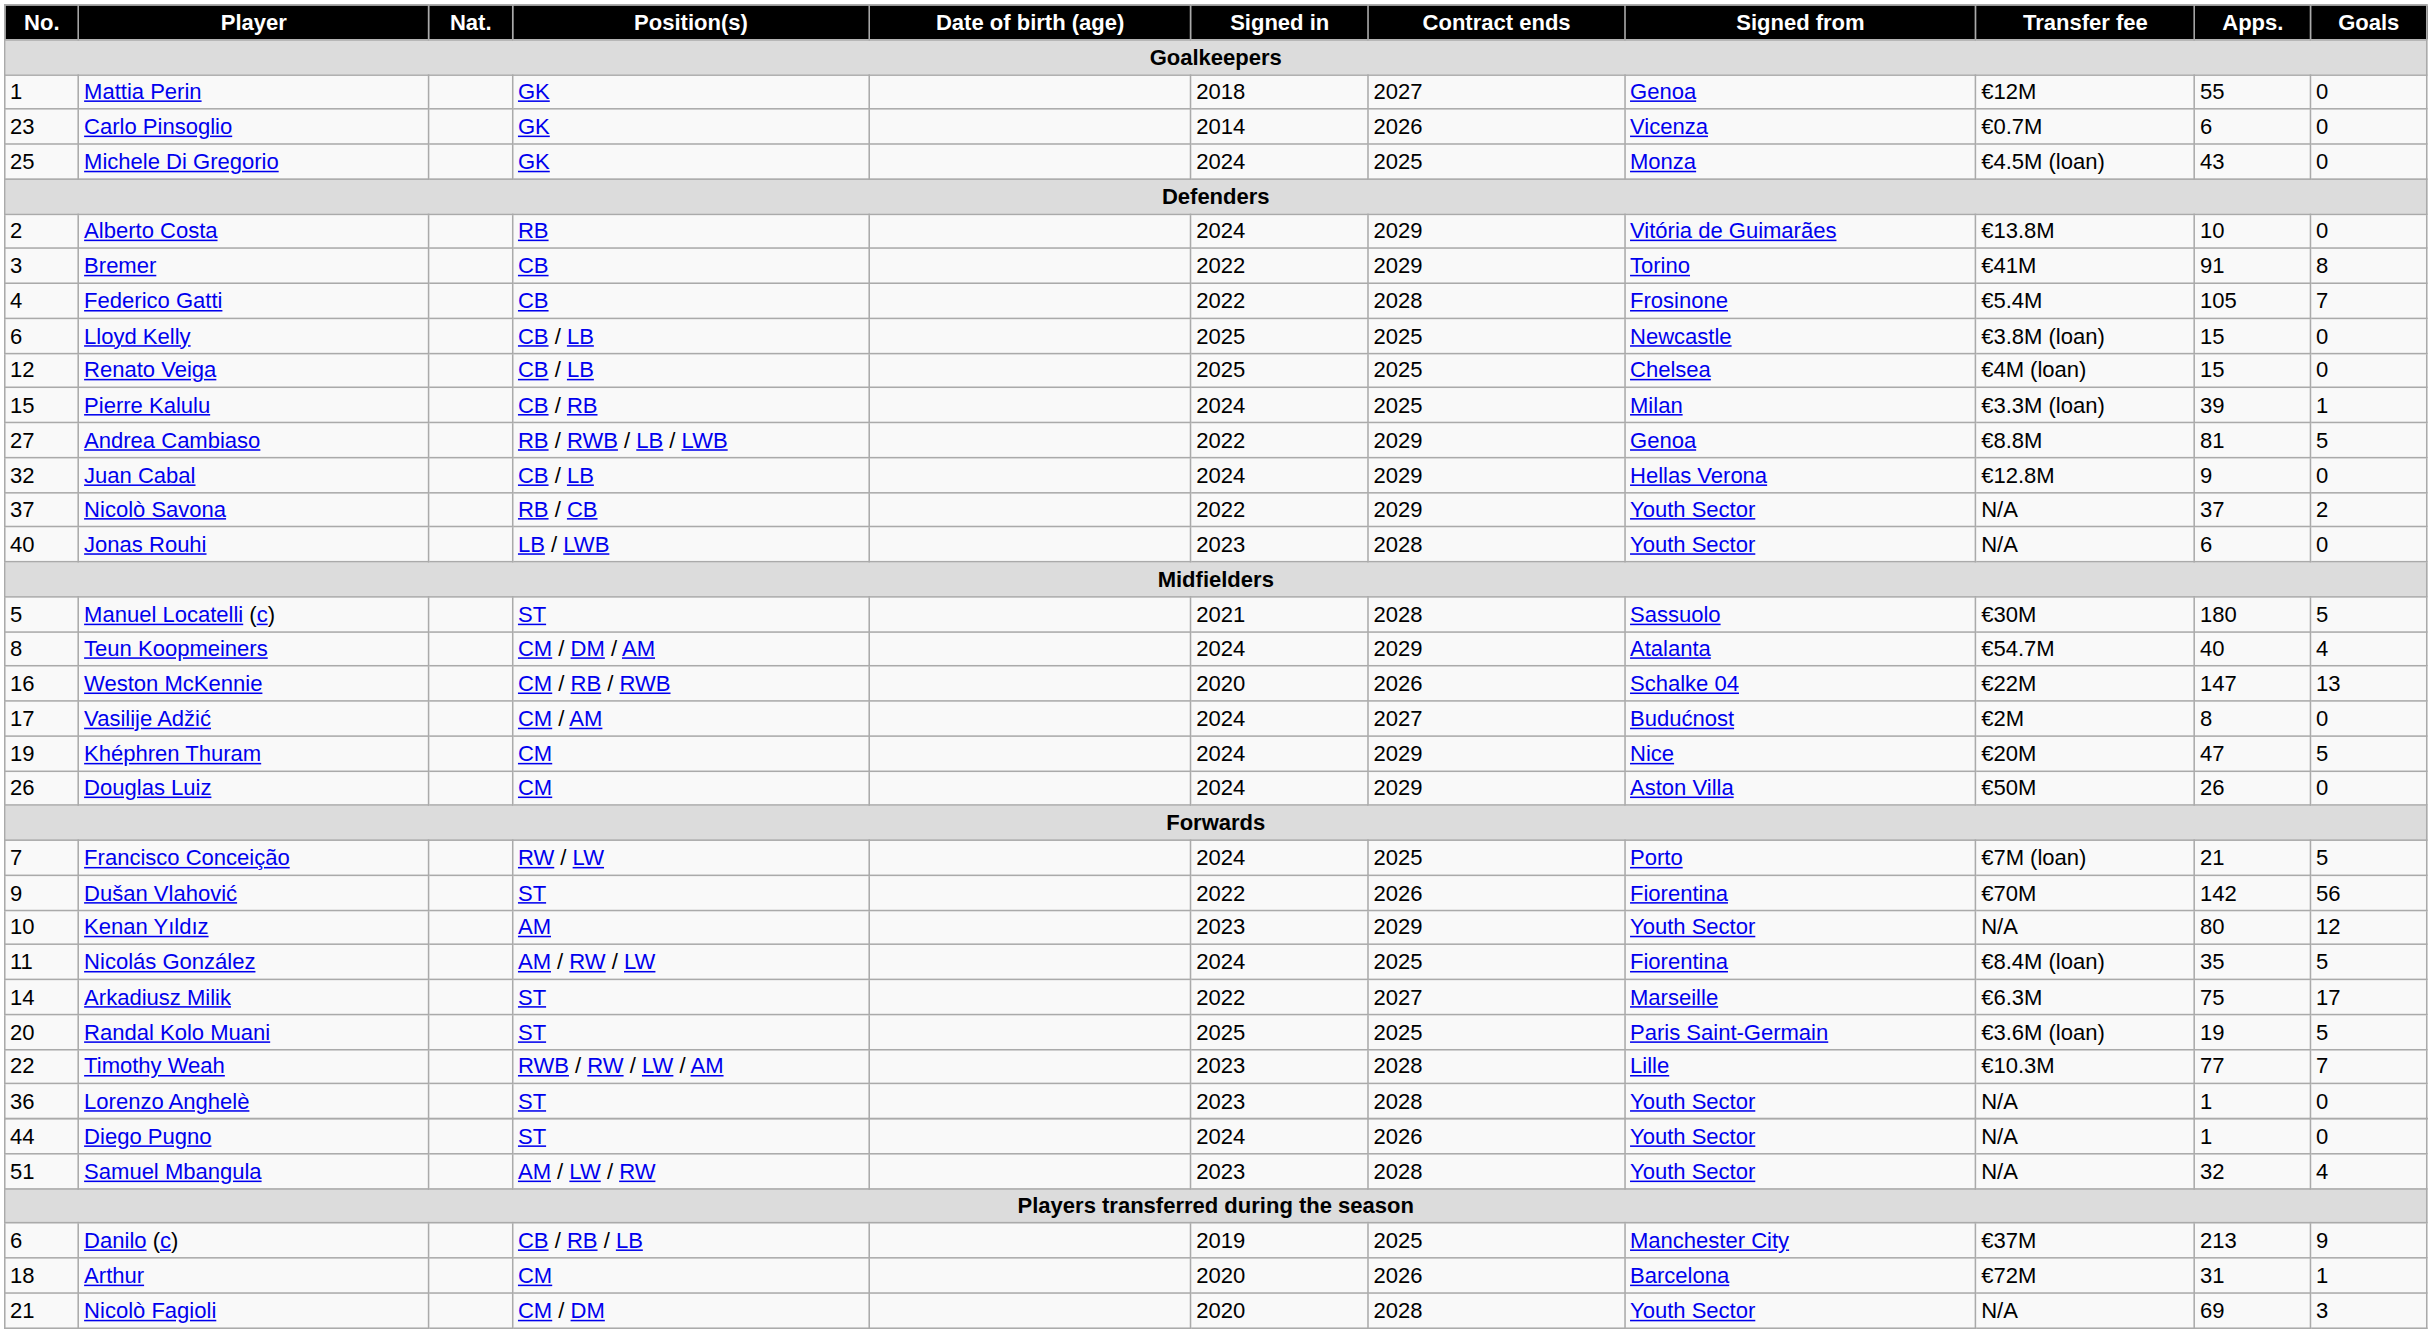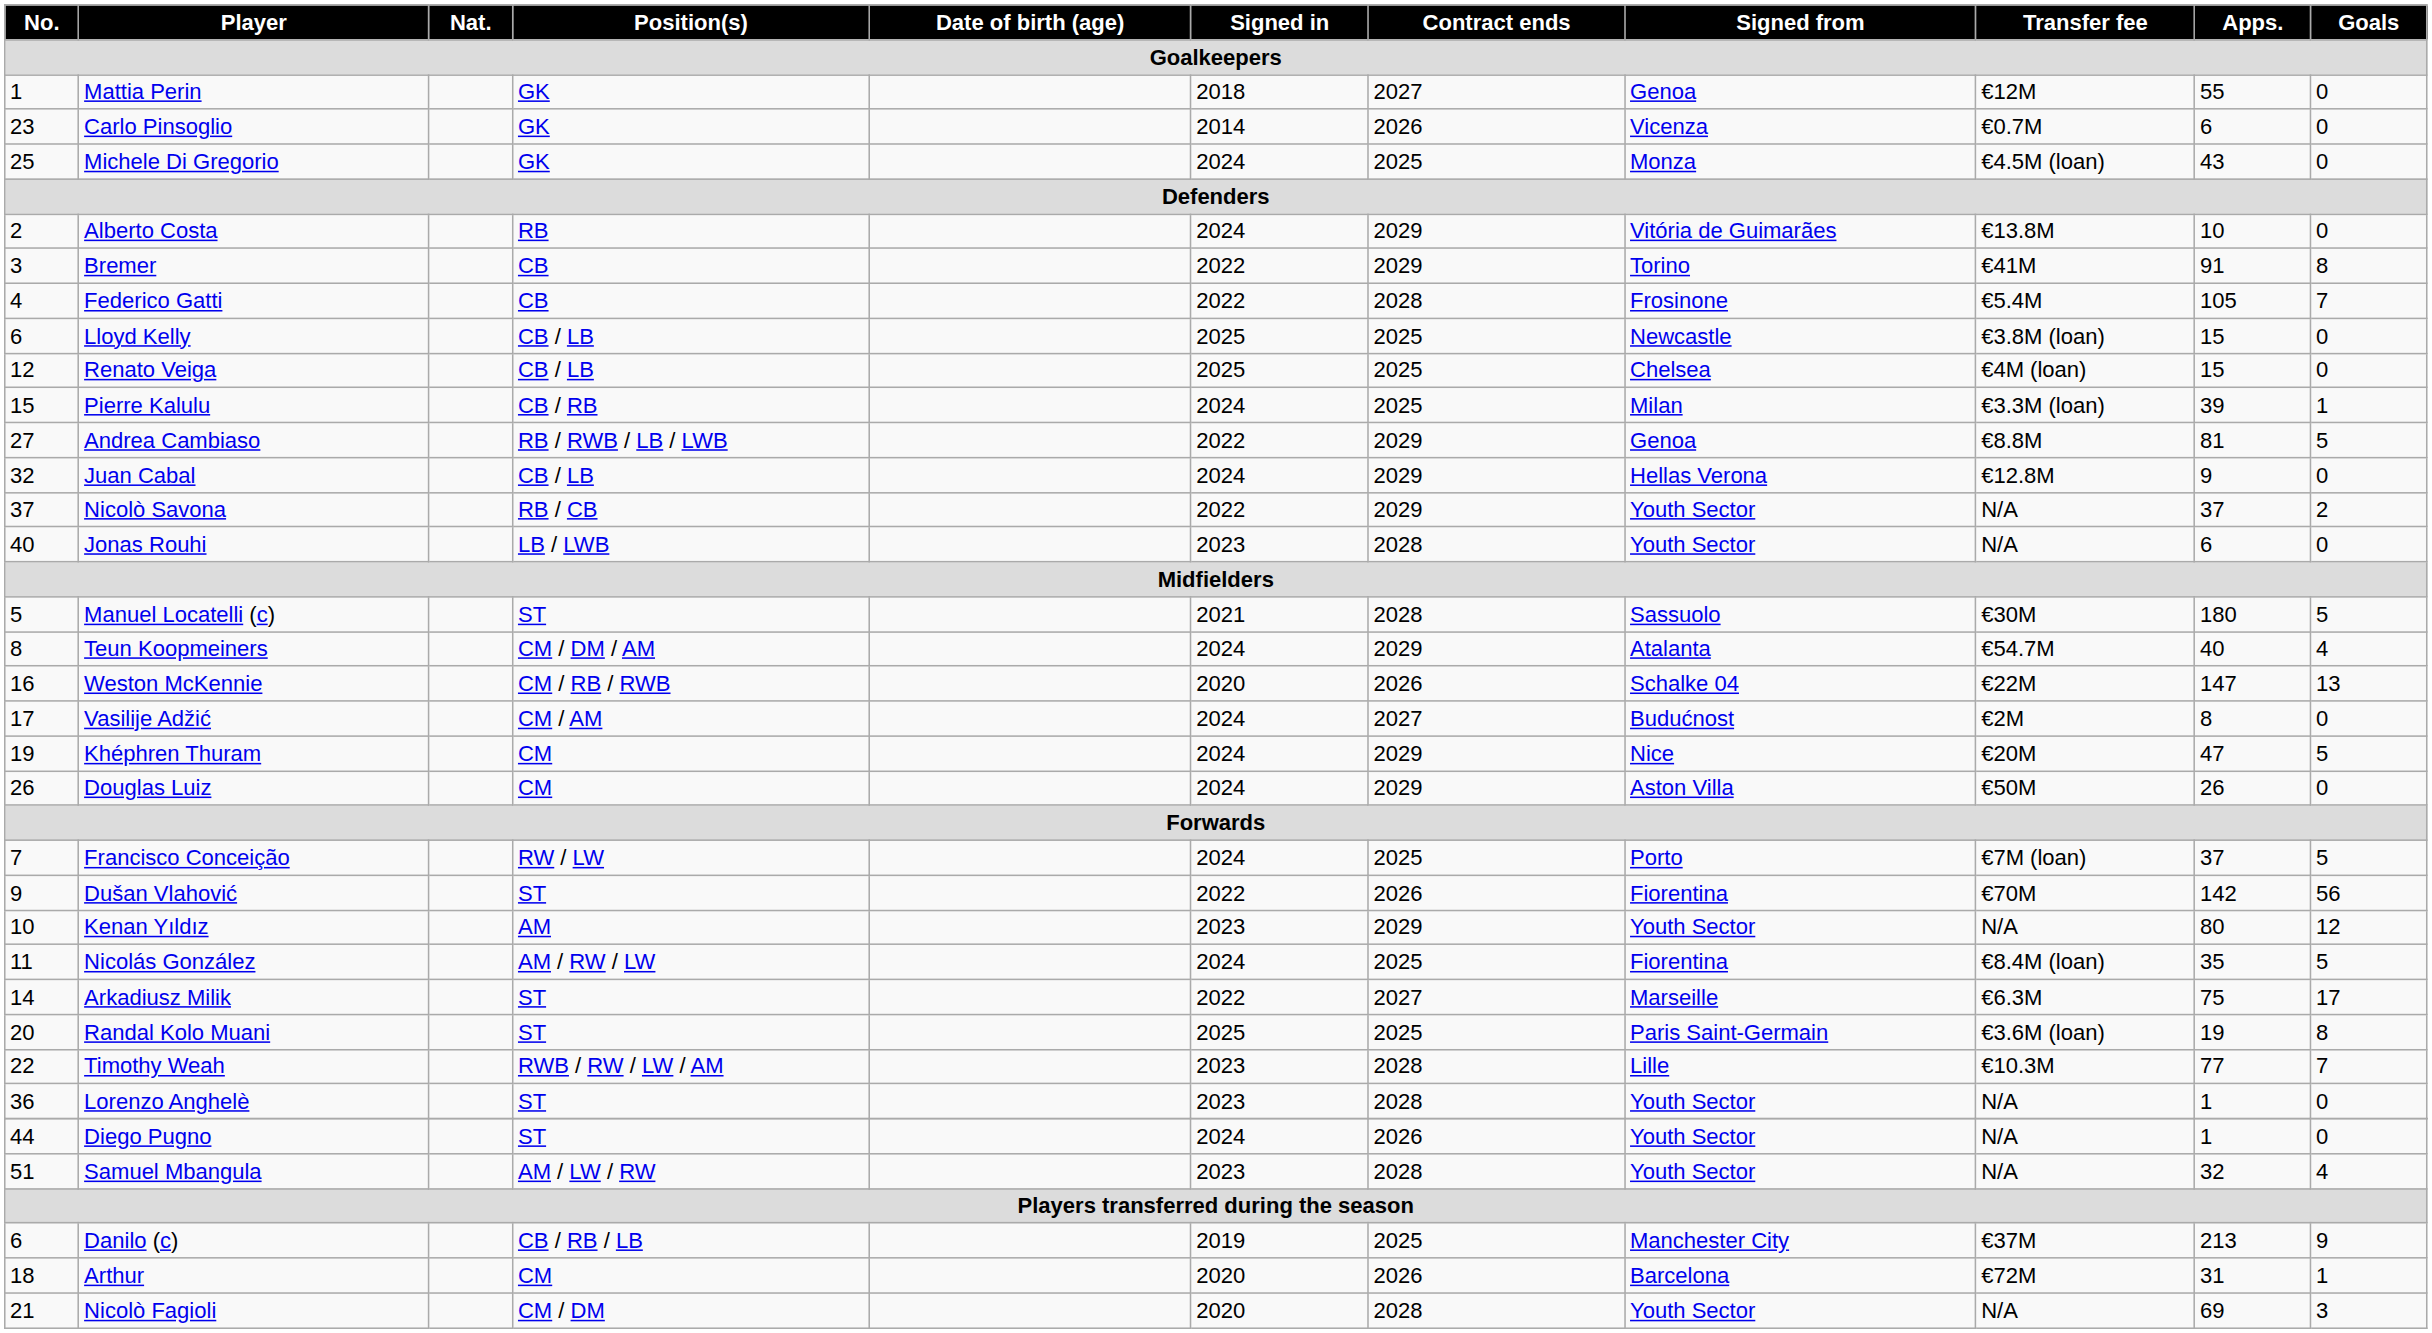(2212, 858) 21 -> (2212, 858) 37
(2322, 1032) 5 -> (2322, 1032) 8
